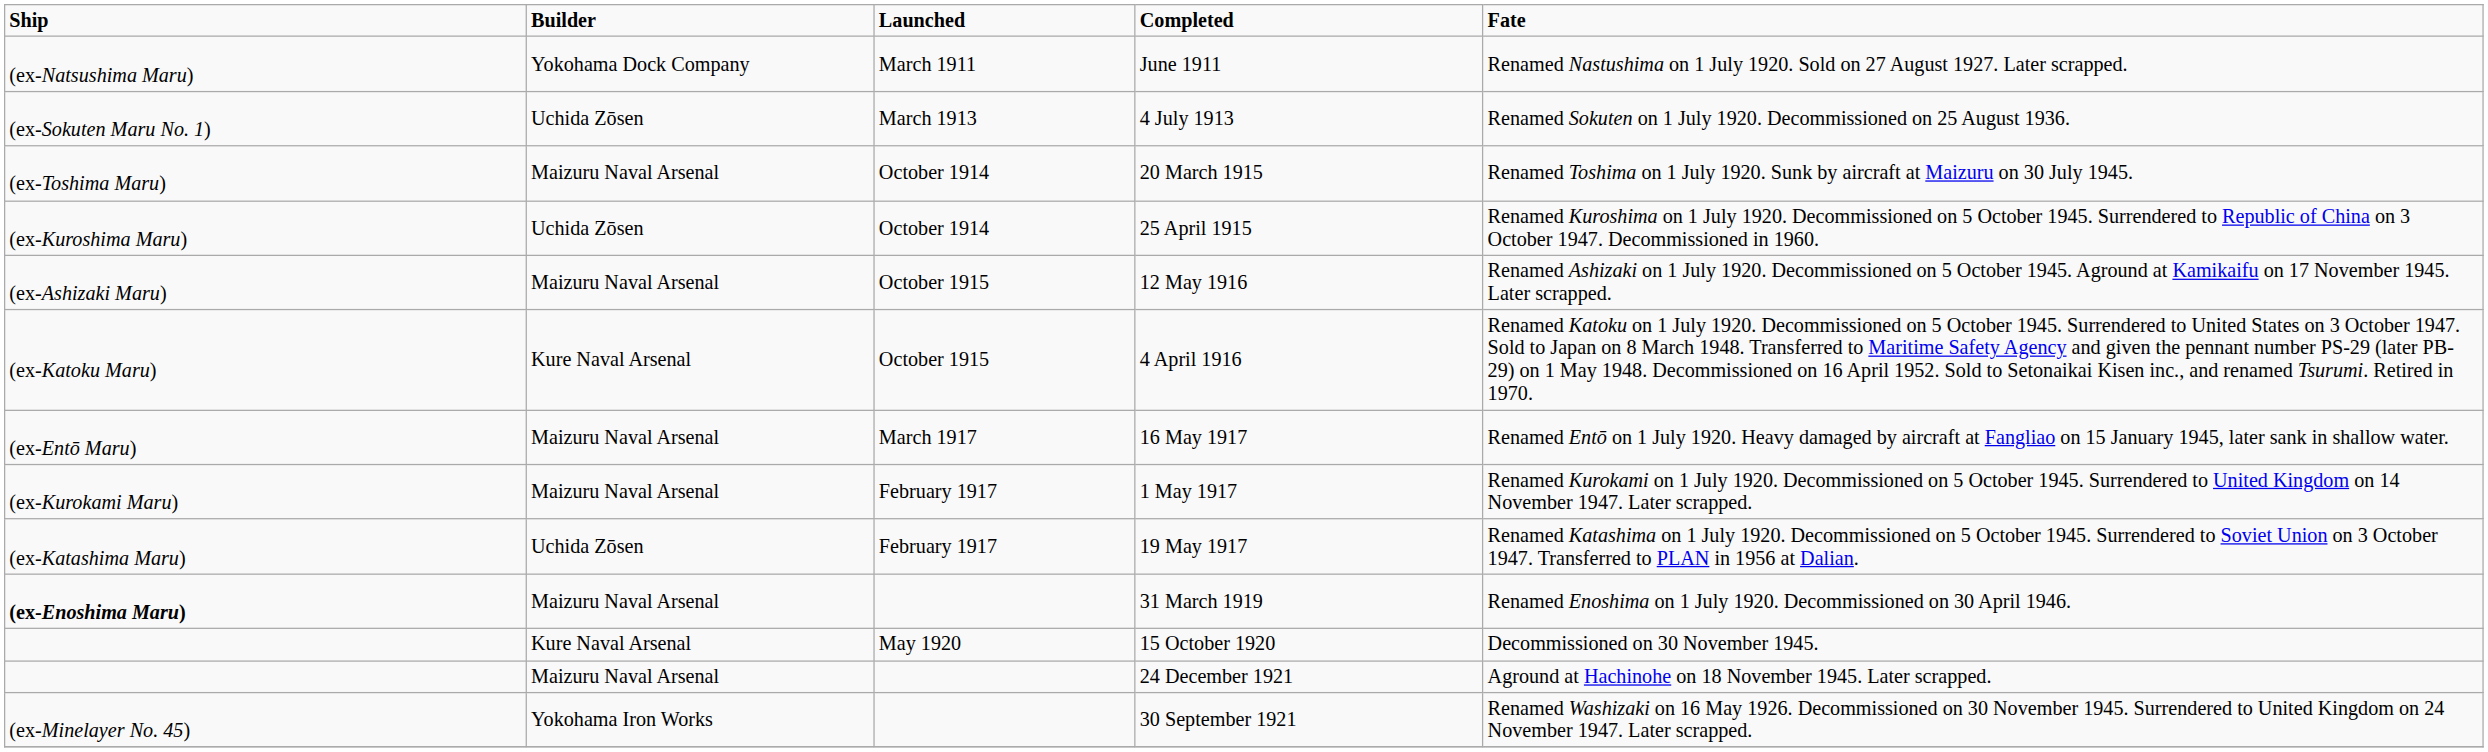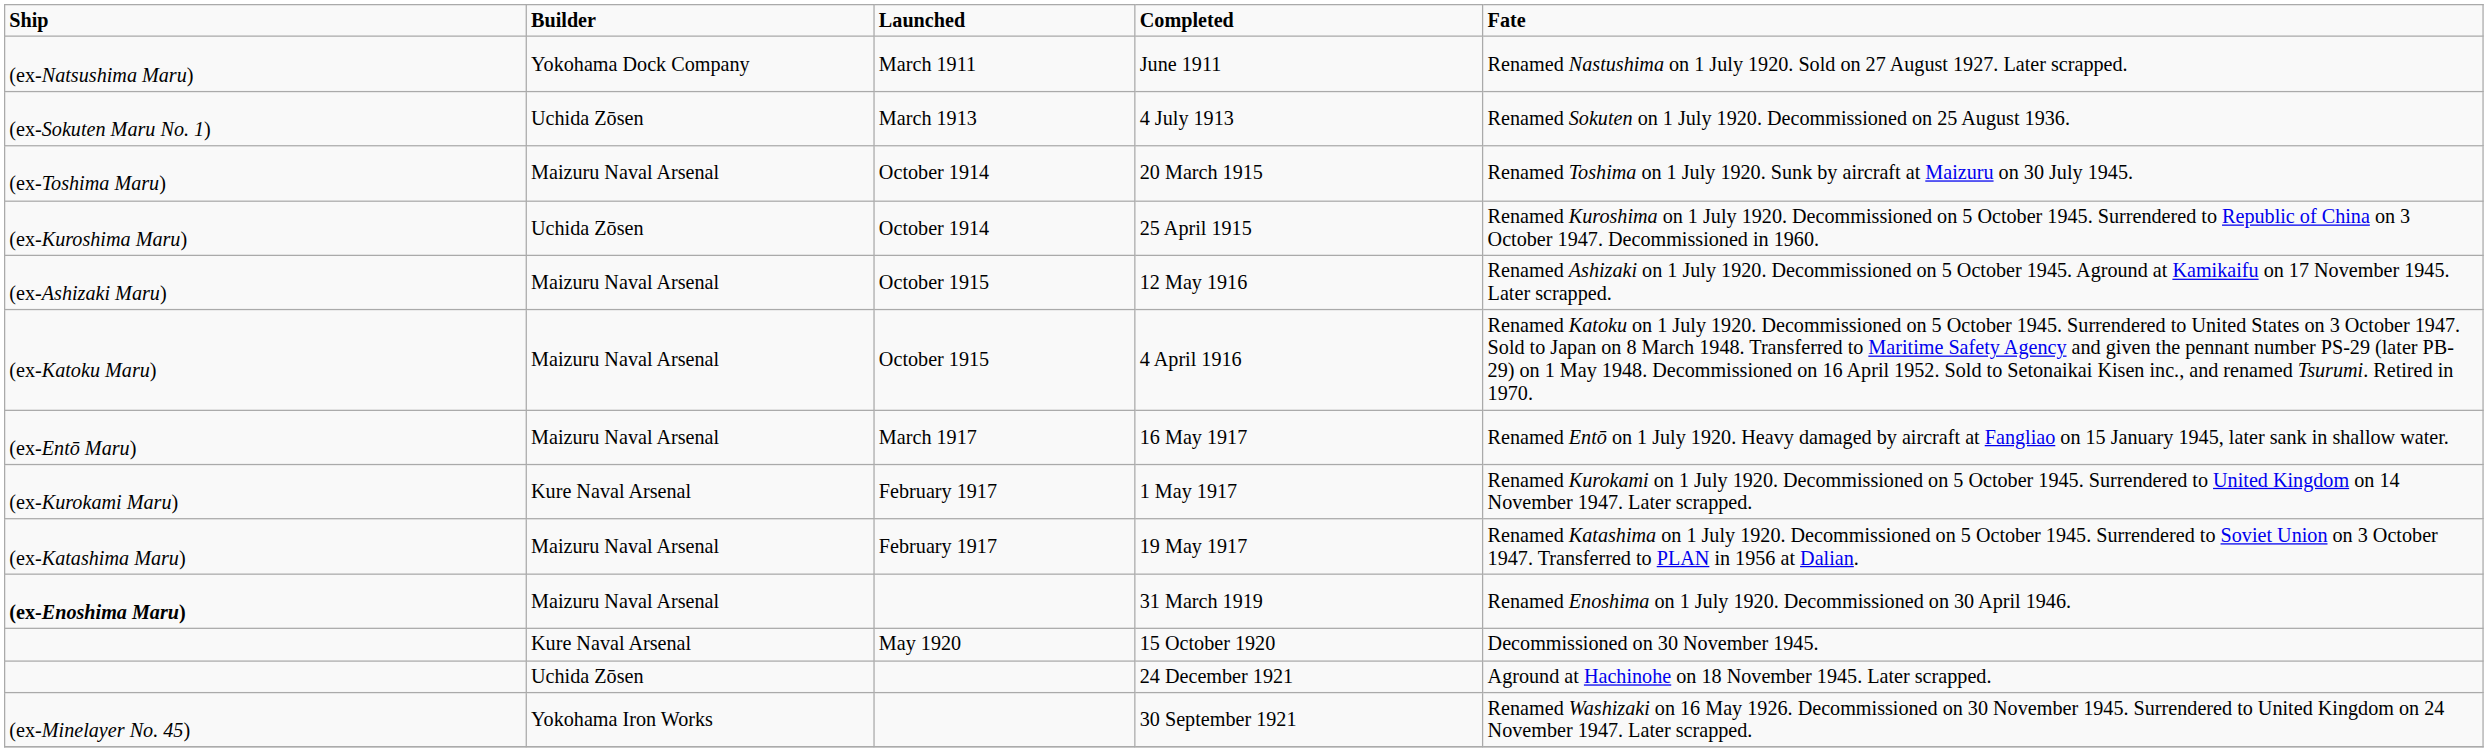(611, 359) Kure Naval Arsenal -> (625, 359) Maizuru Naval Arsenal
(625, 491) Maizuru Naval Arsenal -> (611, 491) Kure Naval Arsenal
(587, 546) Uchida Zōsen -> (625, 546) Maizuru Naval Arsenal
(625, 676) Maizuru Naval Arsenal -> (587, 676) Uchida Zōsen
